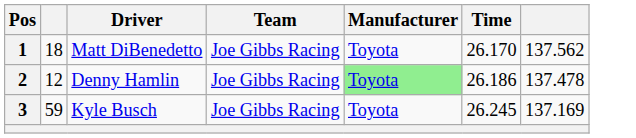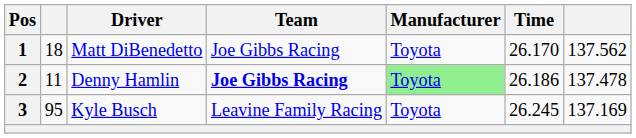(54, 79) 12 -> (53, 79) 11
(275, 79) normal -> (279, 79) bold
(54, 109) 59 -> (54, 109) 95
(275, 109) Joe Gibbs Racing -> (296, 109) Leavine Family Racing
